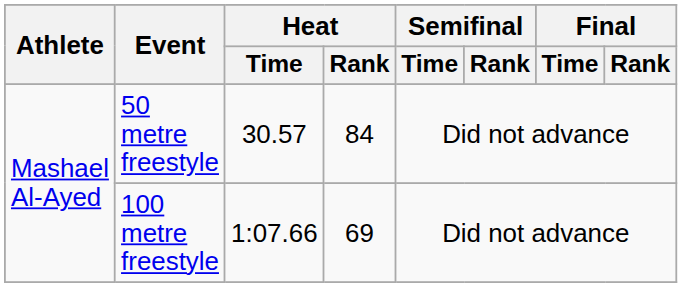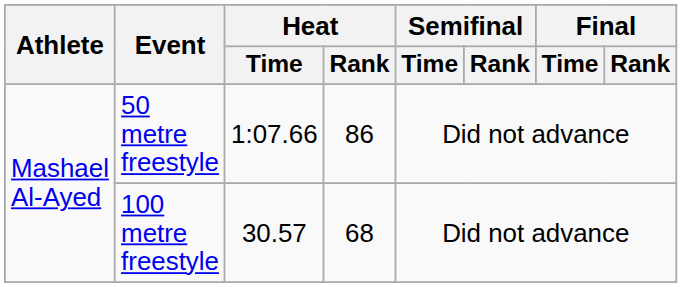(274, 134) 30.57 -> (274, 134) 1:07.66
(359, 134) 84 -> (359, 134) 86
(274, 233) 1:07.66 -> (274, 233) 30.57
(359, 233) 69 -> (359, 233) 68
